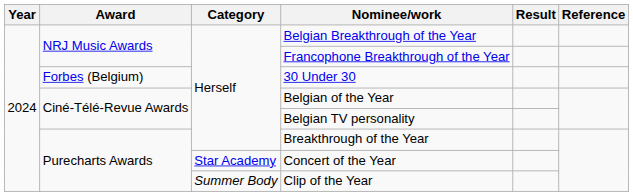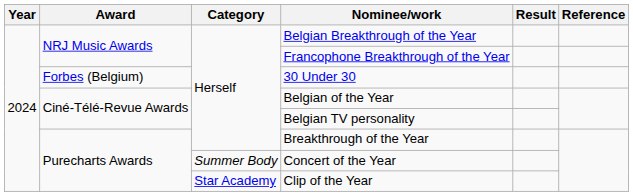(235, 160) Star Academy -> (236, 160) Summer Body
(236, 181) Summer Body -> (235, 181) Star Academy
